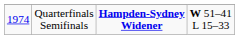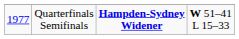(18, 19) 1974 -> (18, 19) 1977
